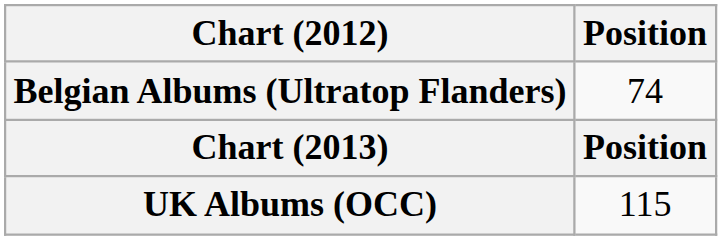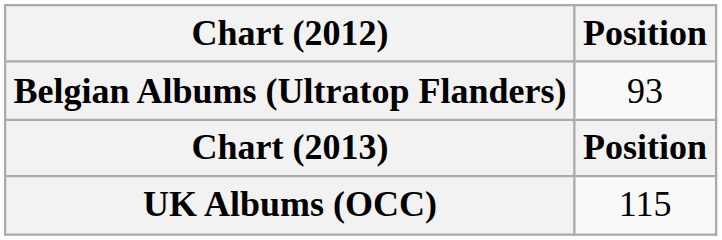(645, 90) 74 -> (645, 90) 93
